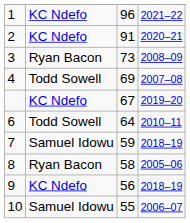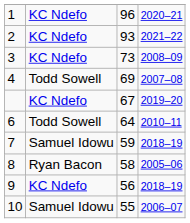(162, 15) 2021–22 -> (162, 15) 2020–21
(127, 36) 91 -> (127, 36) 93
(162, 36) 2020–21 -> (162, 36) 2021–22
(65, 57) Ryan Bacon -> (58, 57) KC Ndefo
